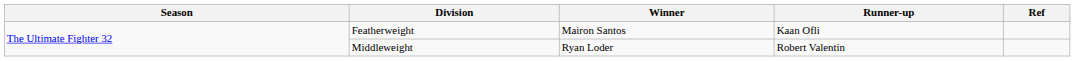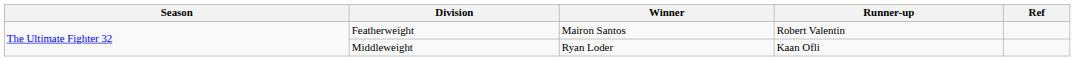(798, 30) Kaan Ofli -> (811, 30) Robert Valentin
(811, 47) Robert Valentin -> (798, 47) Kaan Ofli
